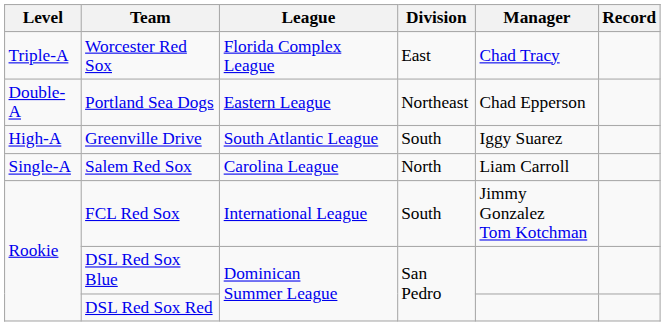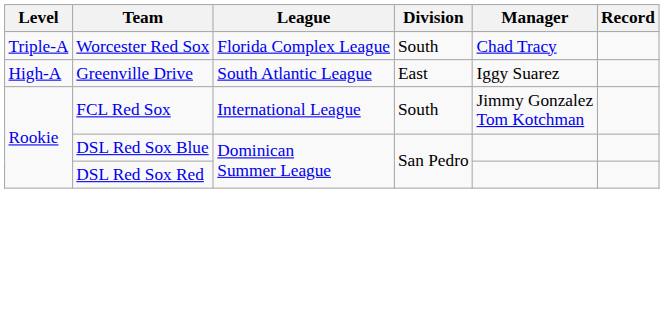(416, 55) East -> (418, 45) South
- row: (149, 102)
(421, 139) South -> (413, 73) East
- row: (138, 166)
